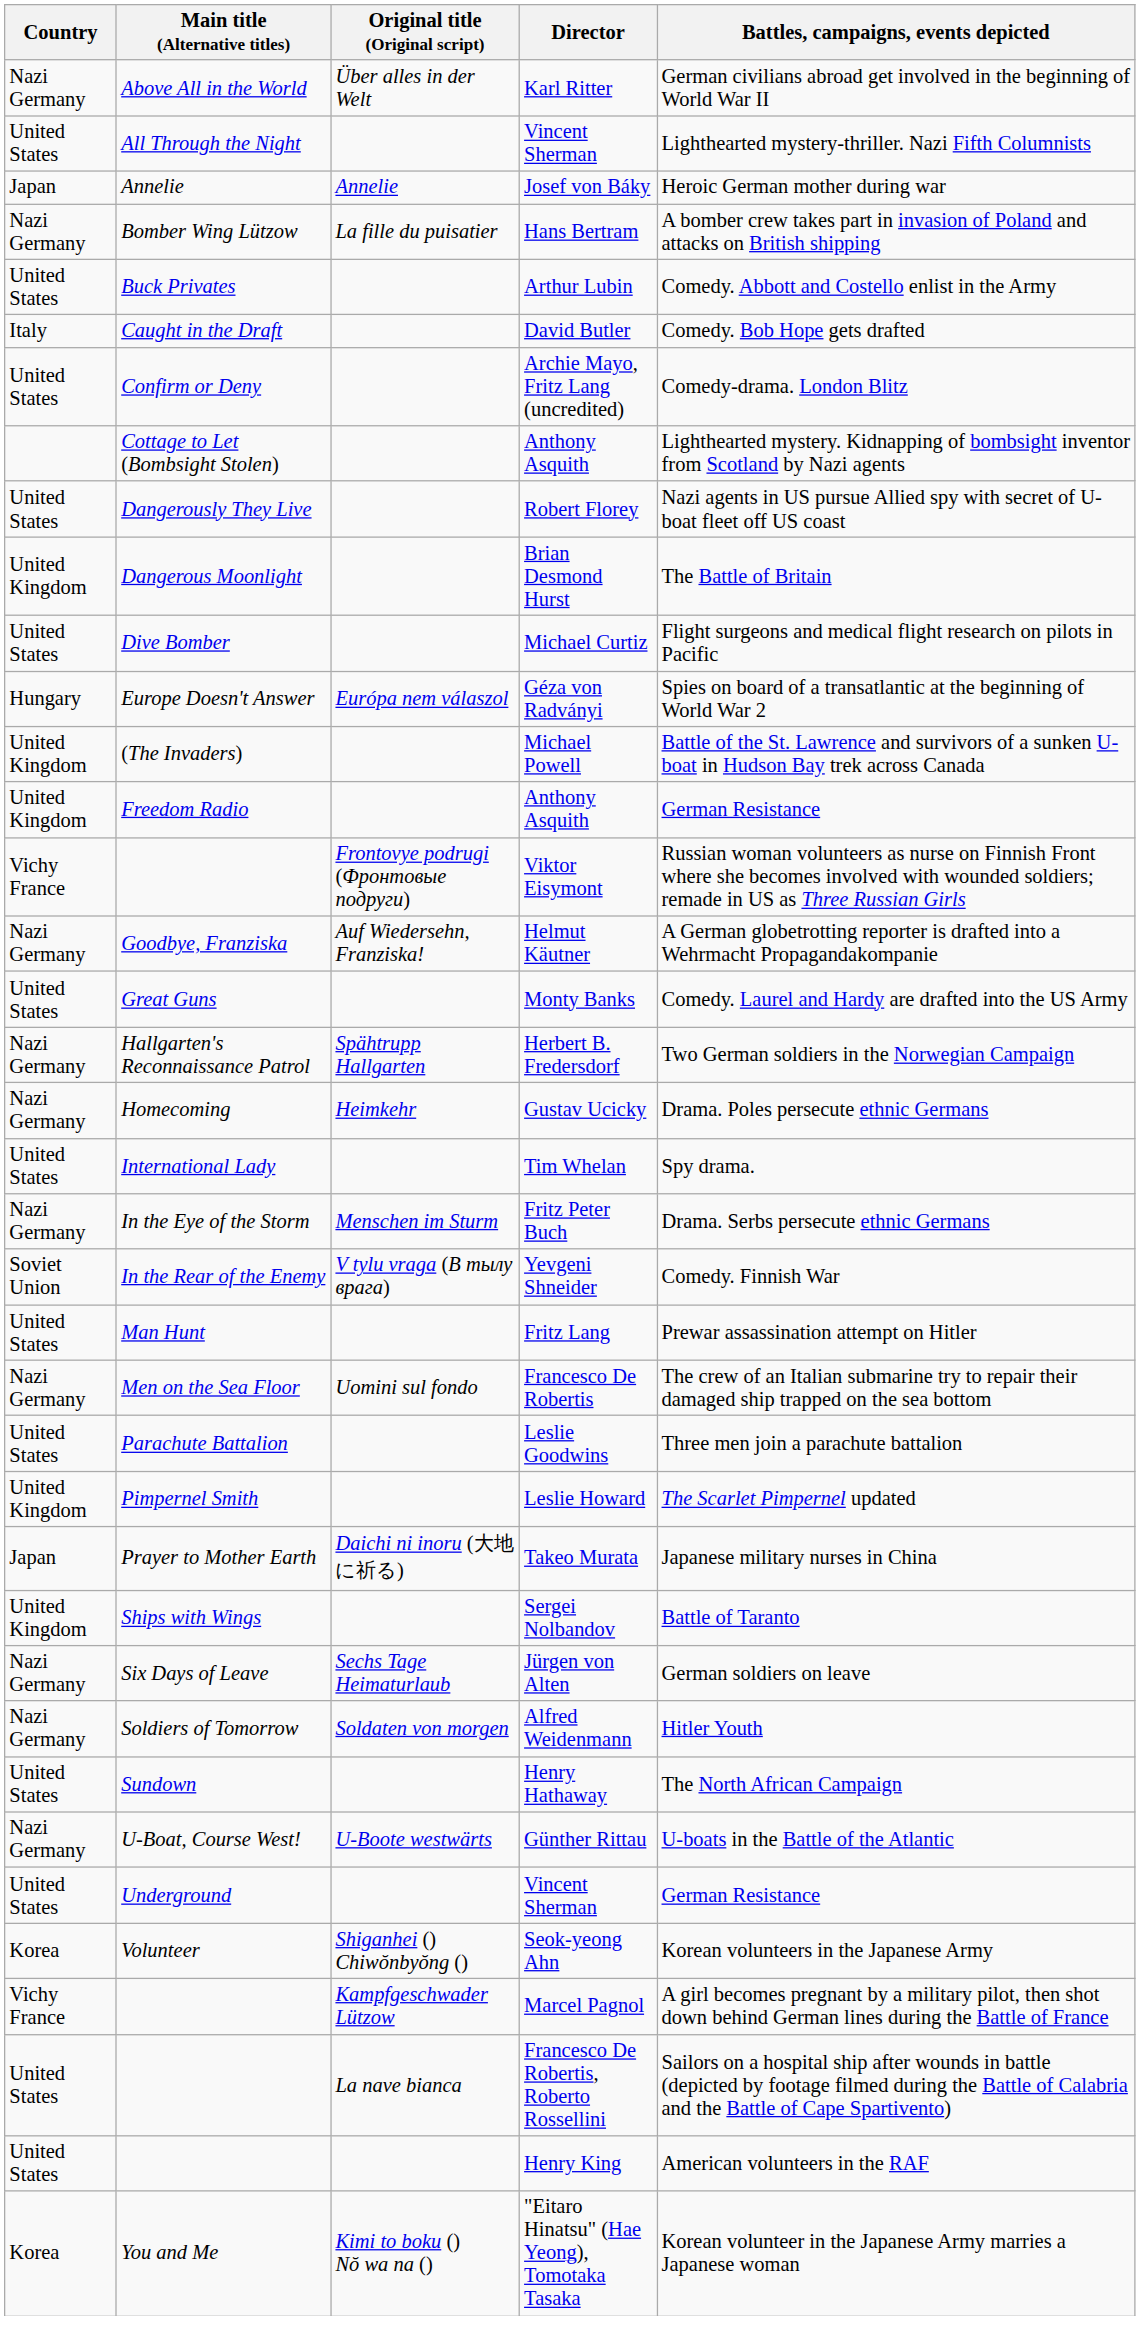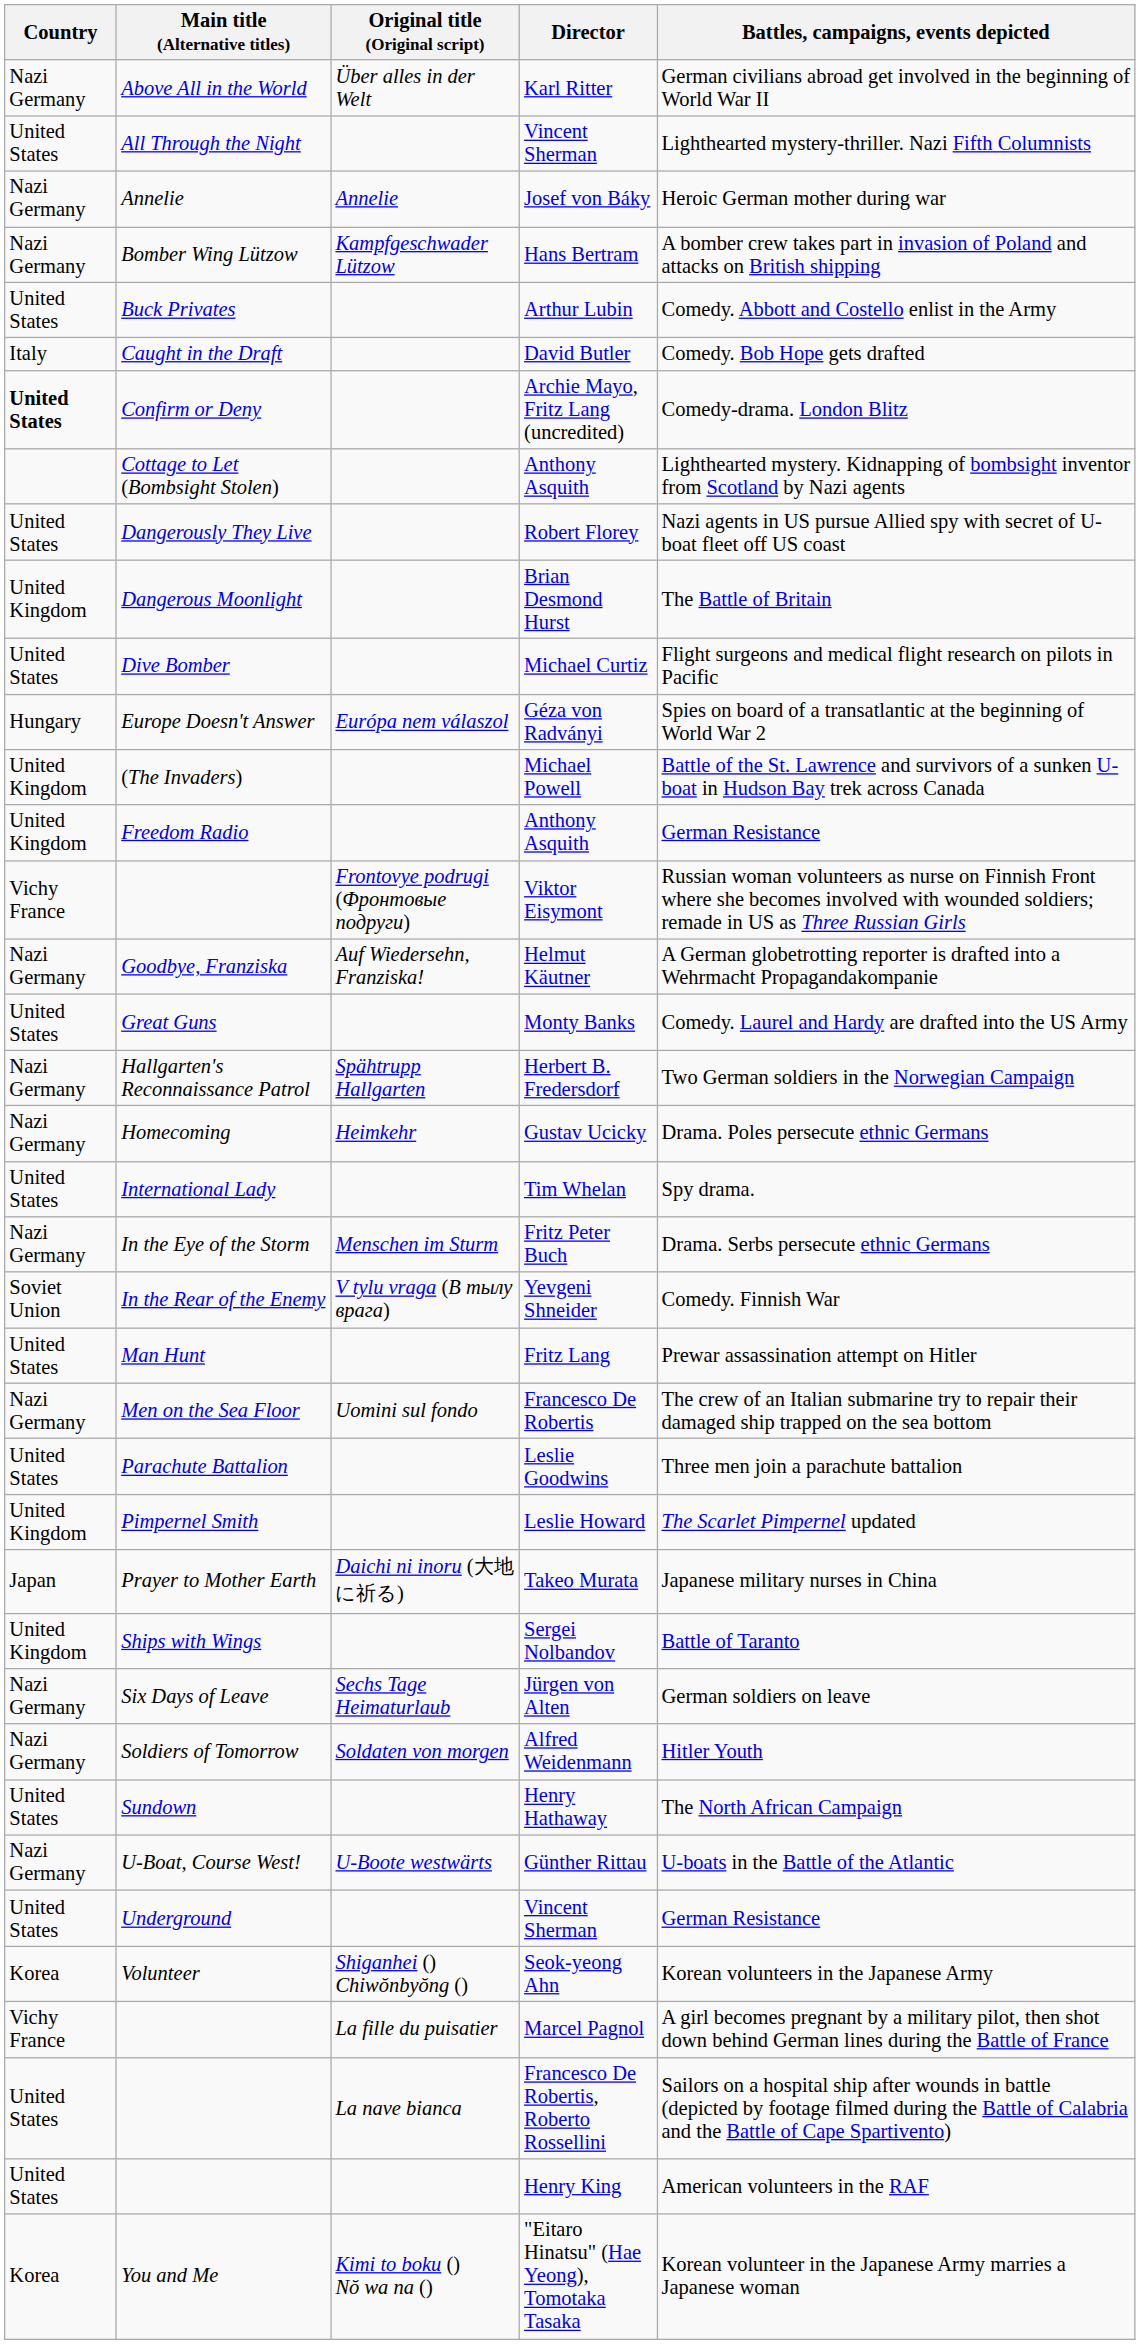(33, 187) Japan -> (47, 198) Nazi Germany
(417, 231) La fille du puisatier -> (412, 254) Kampfgeschwader Lützow
(37, 386) normal -> (39, 409) bold
(412, 2006) Kampfgeschwader Lützow -> (417, 2029) La fille du puisatier
